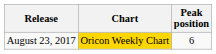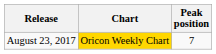(191, 40) 6 -> (191, 40) 7
